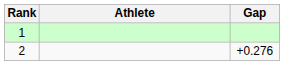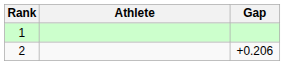(255, 51) +0.276 -> (255, 51) +0.206
